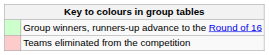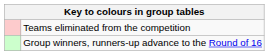rows swapped: (143, 27) <-> (107, 43)
